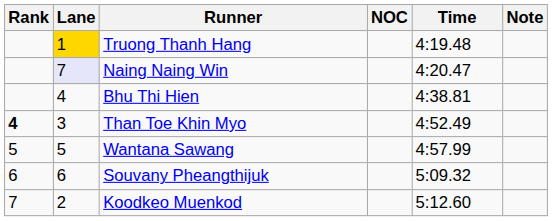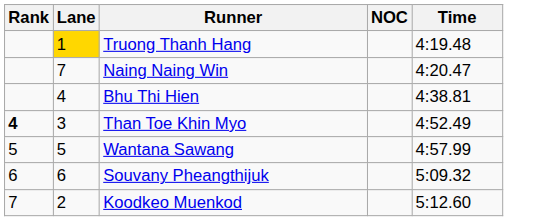- column: (525, 17)
(61, 70) lavender background -> (61, 70) no background
